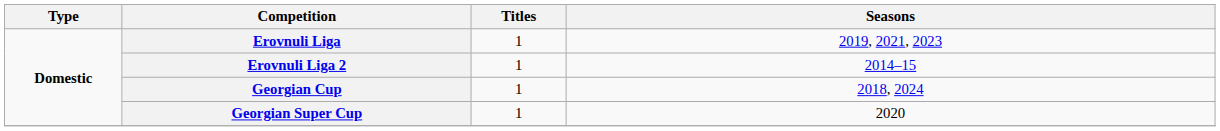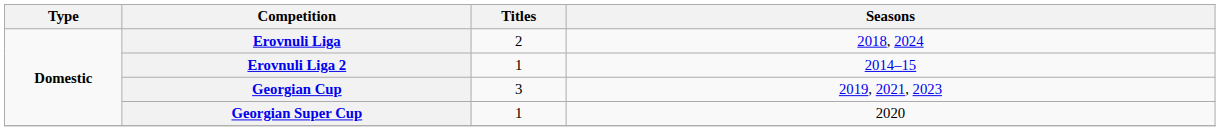(519, 41) 1 -> (519, 41) 2
(890, 41) 2019, 2021, 2023 -> (890, 41) 2018, 2024
(519, 89) 1 -> (519, 89) 3
(890, 89) 2018, 2024 -> (890, 89) 2019, 2021, 2023
